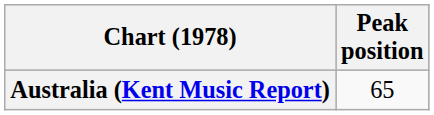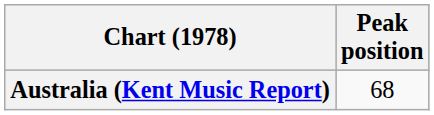(382, 89) 65 -> (382, 89) 68
